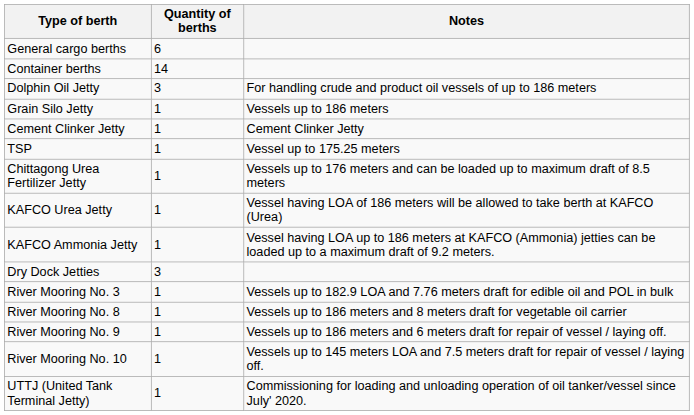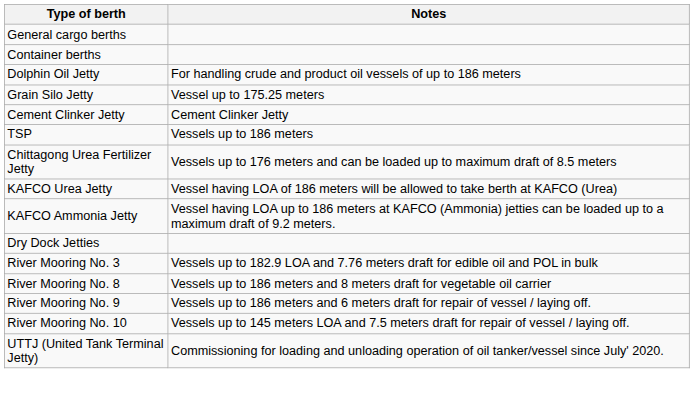- column: (197, 21)
(317, 108) Vessels up to 186 meters -> (248, 94) Vessel up to 175.25 meters
(323, 149) Vessel up to 175.25 meters -> (242, 134) Vessels up to 186 meters
